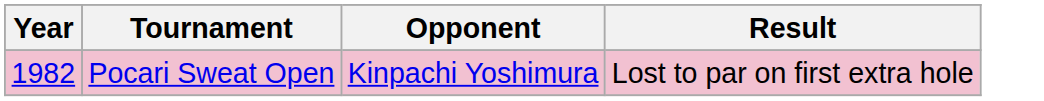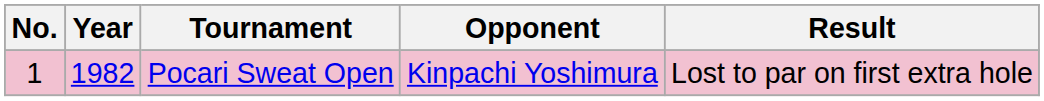+ column: (35, 28)
